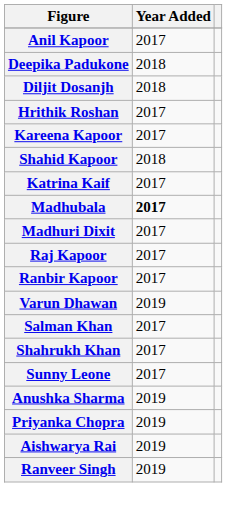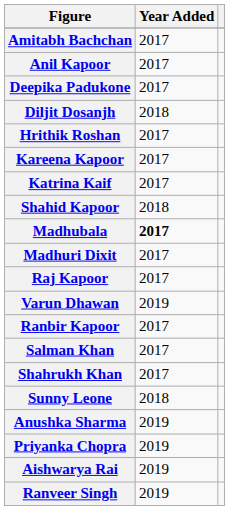+ row: (70, 40)
(151, 64) 2018 -> (154, 87) 2017
rows swapped: (68, 183) <-> (68, 159)
rows swapped: (68, 302) <-> (68, 278)
(151, 374) 2017 -> (154, 398) 2018
